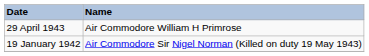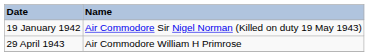rows swapped: (44, 43) <-> (36, 28)
